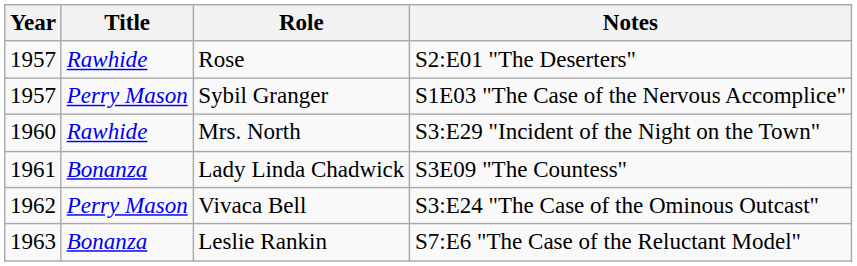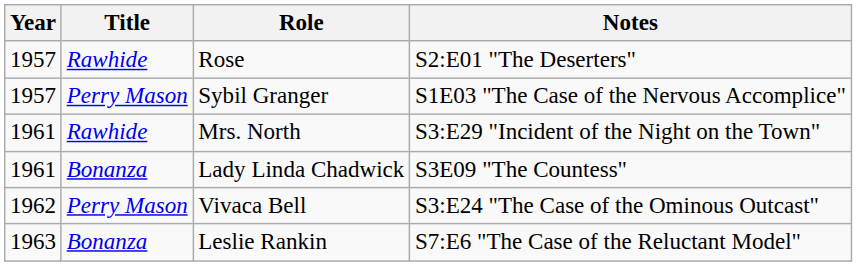(33, 132) 1960 -> (33, 132) 1961
